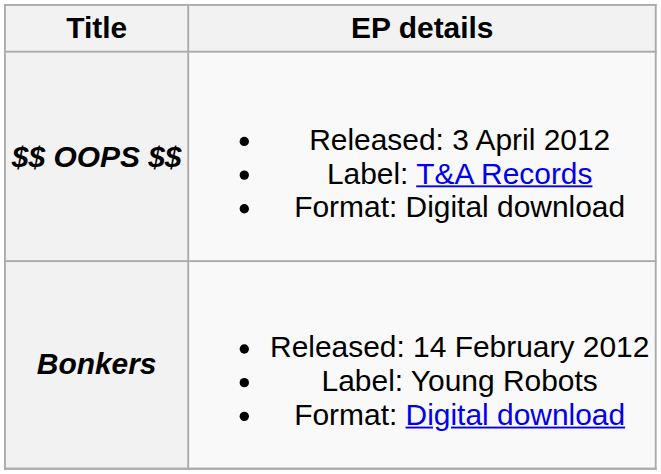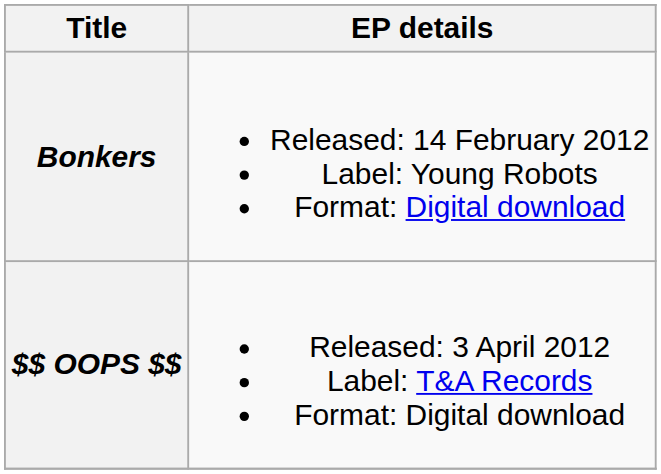rows swapped: (97, 364) <-> (97, 156)
